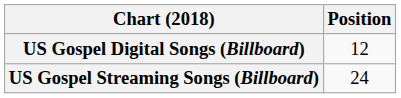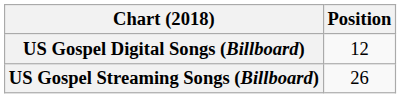(359, 78) 24 -> (359, 78) 26
